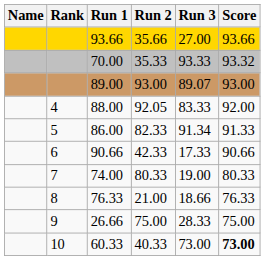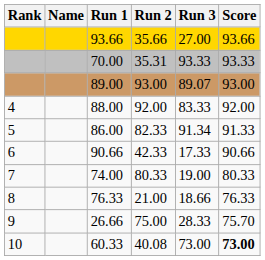columns swapped: (67, 15) <-> (26, 15)
(151, 61) 35.33 -> (151, 61) 35.31
(238, 61) 93.32 -> (238, 61) 93.33
(151, 107) 92.05 -> (151, 107) 92.00
(238, 221) 75.00 -> (238, 221) 75.70
(151, 244) 40.33 -> (151, 244) 40.08
